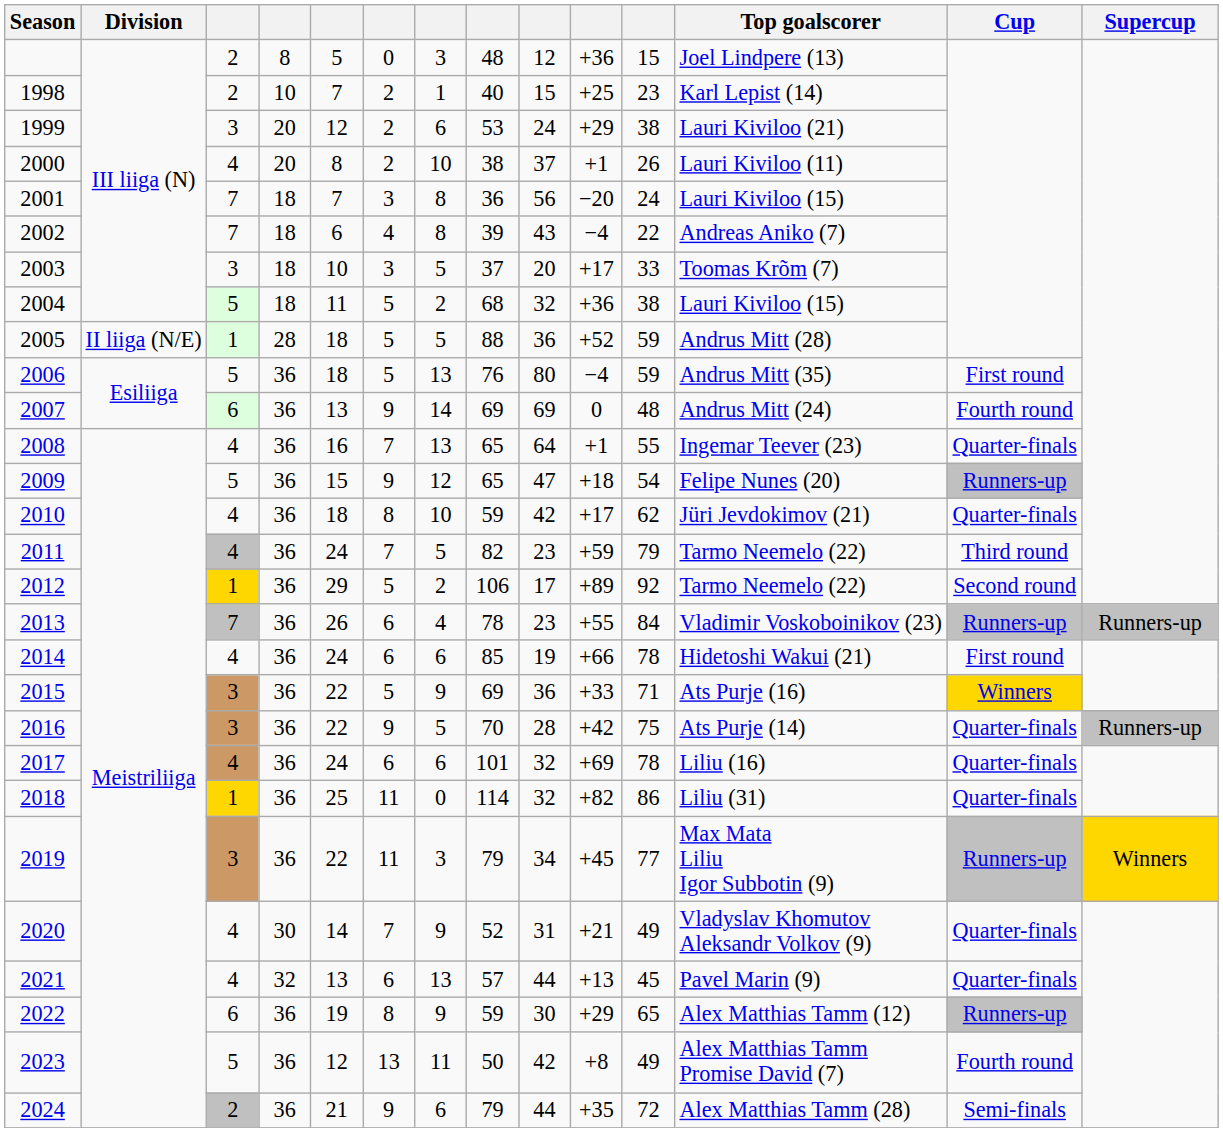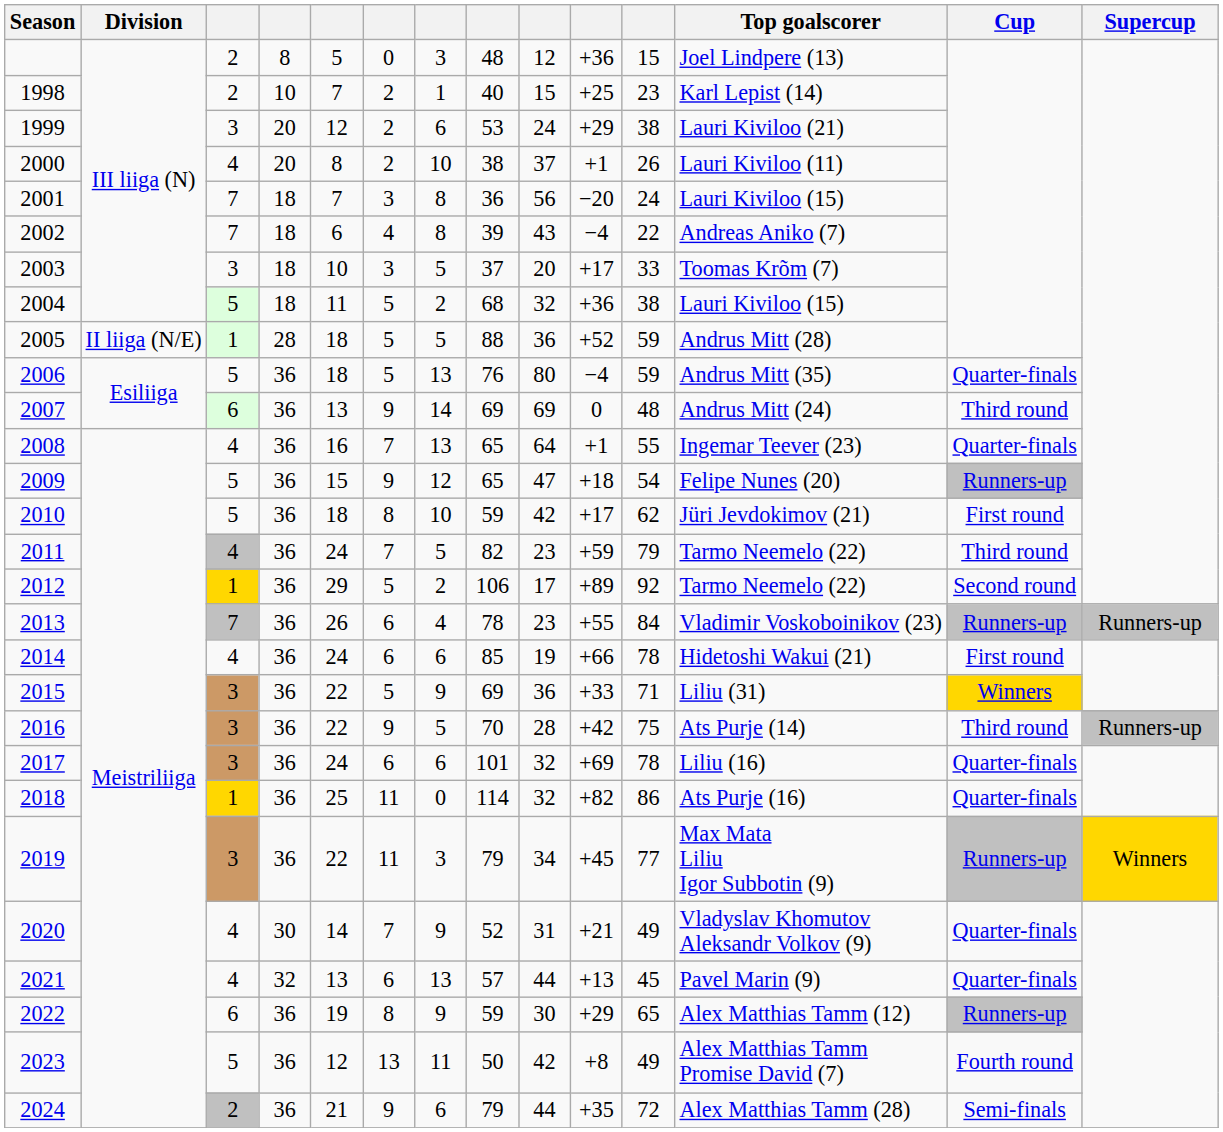(1015, 374) First round -> (1015, 374) Quarter-finals
(1015, 410) Fourth round -> (1015, 410) Third round
(233, 515) 4 -> (233, 515) 5
(1015, 515) Quarter-finals -> (1015, 515) First round
(743, 692) Ats Purje (16) -> (722, 692) Liliu (31)
(1015, 727) Quarter-finals -> (1015, 727) Third round
(233, 762) 4 -> (233, 762) 3
(722, 798) Liliu (31) -> (743, 798) Ats Purje (16)
